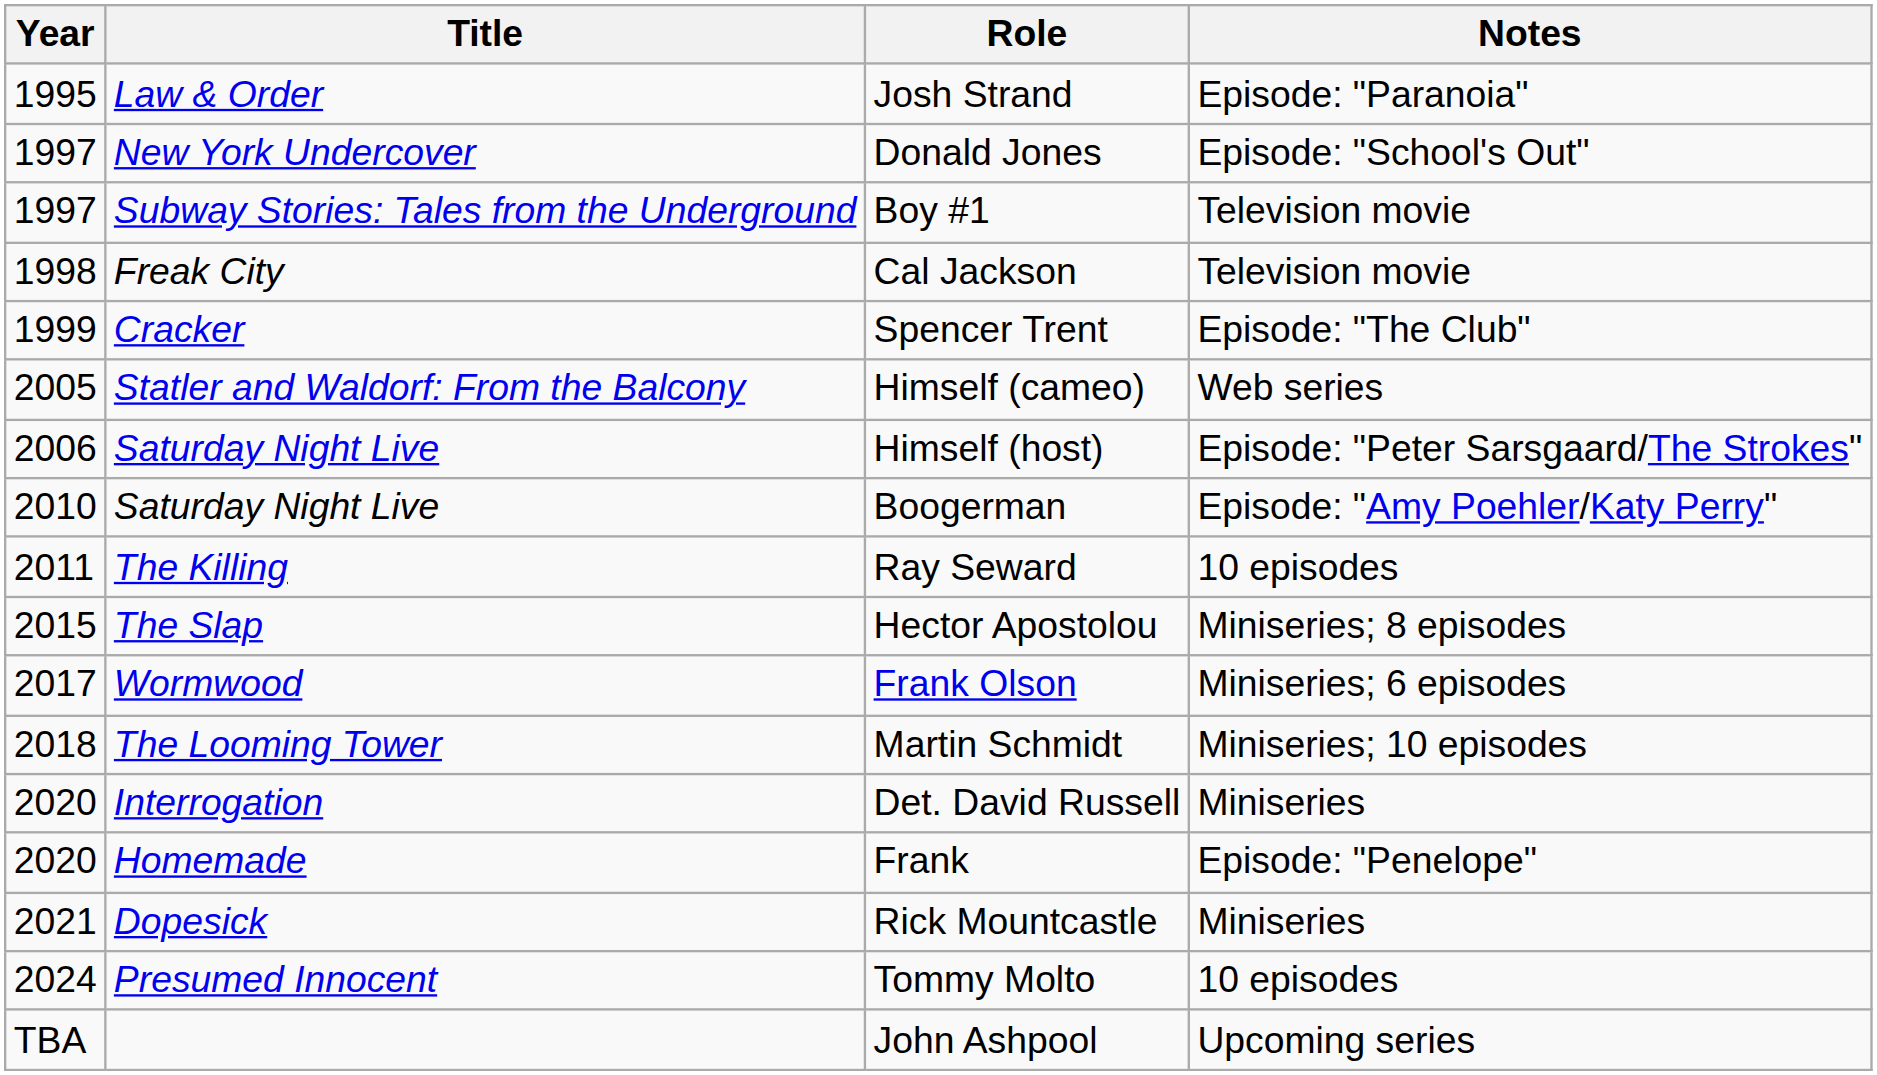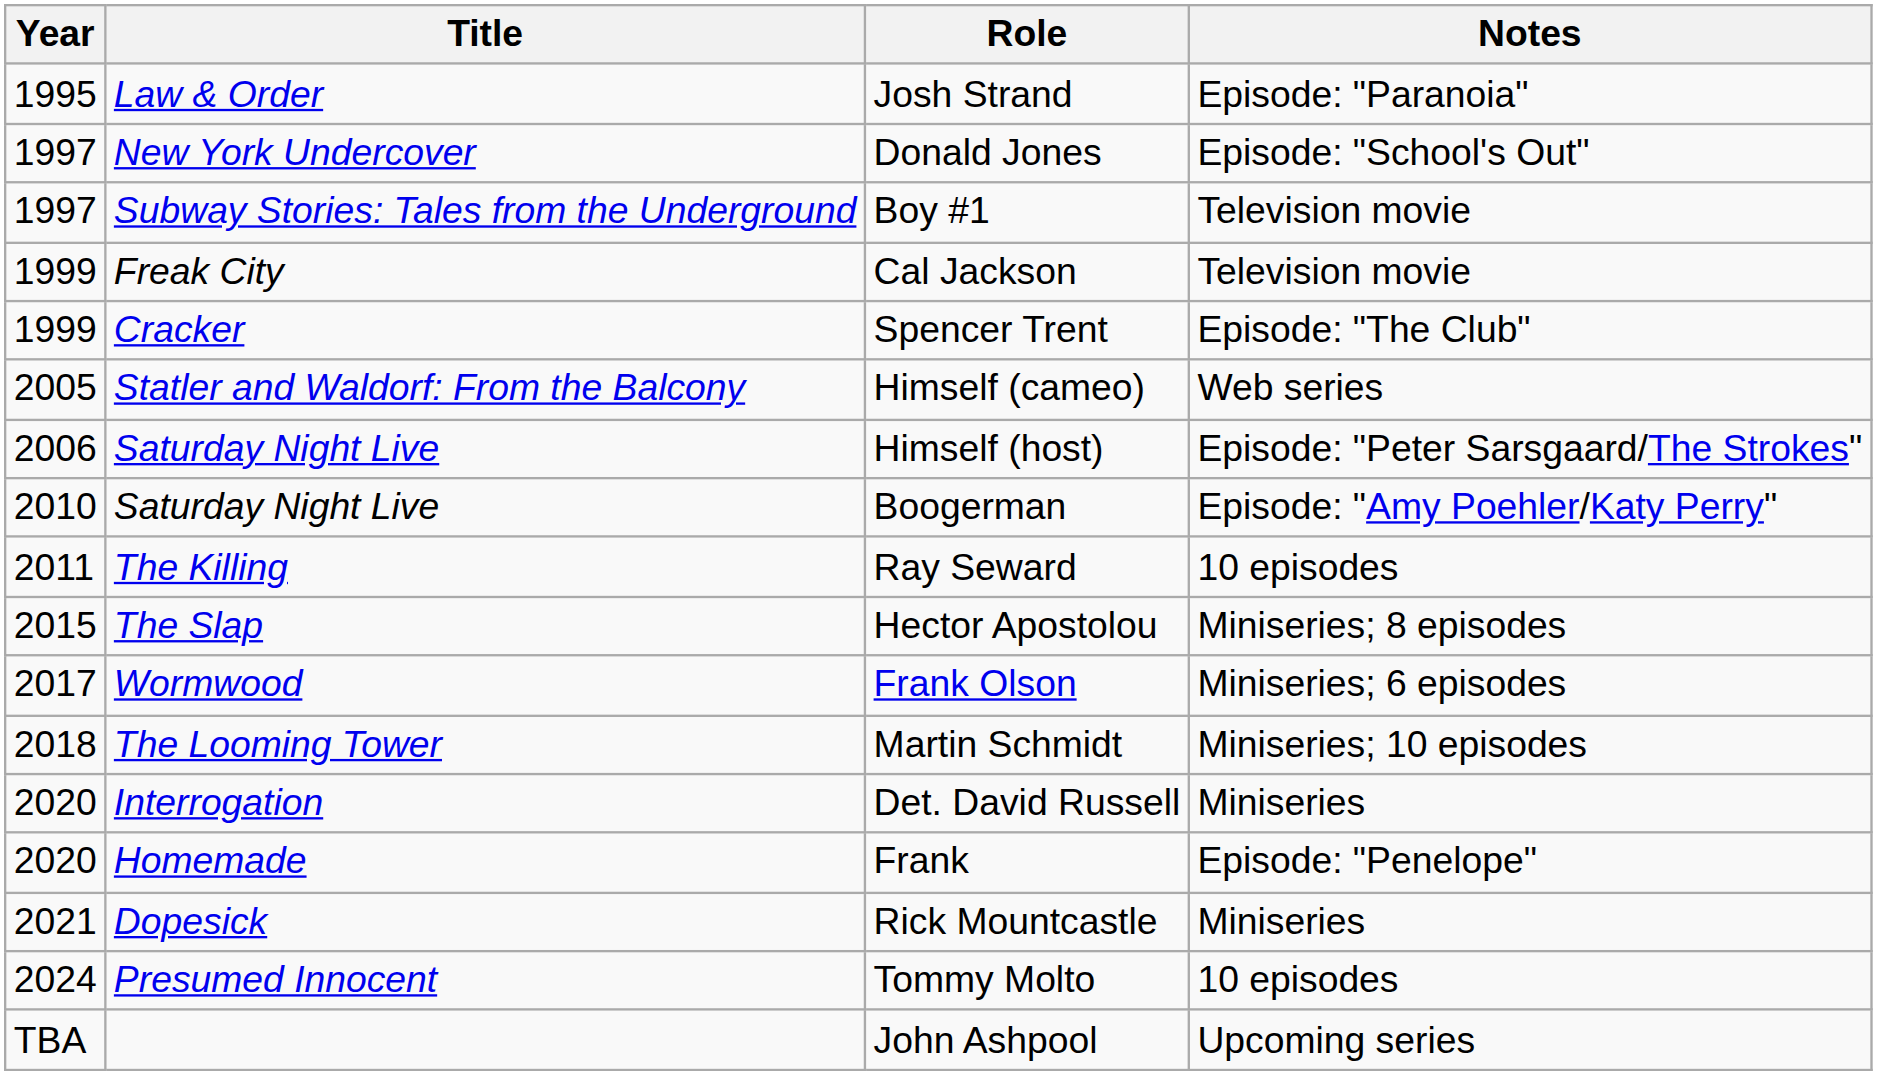(55, 270) 1998 -> (55, 270) 1999
